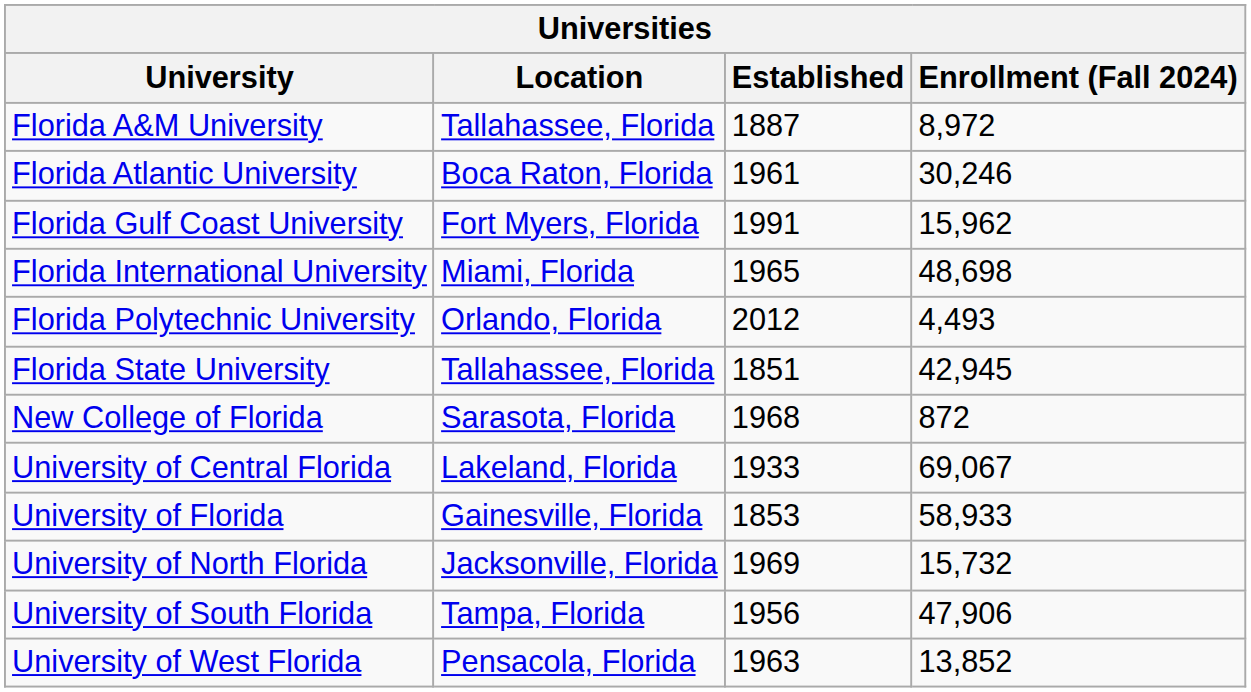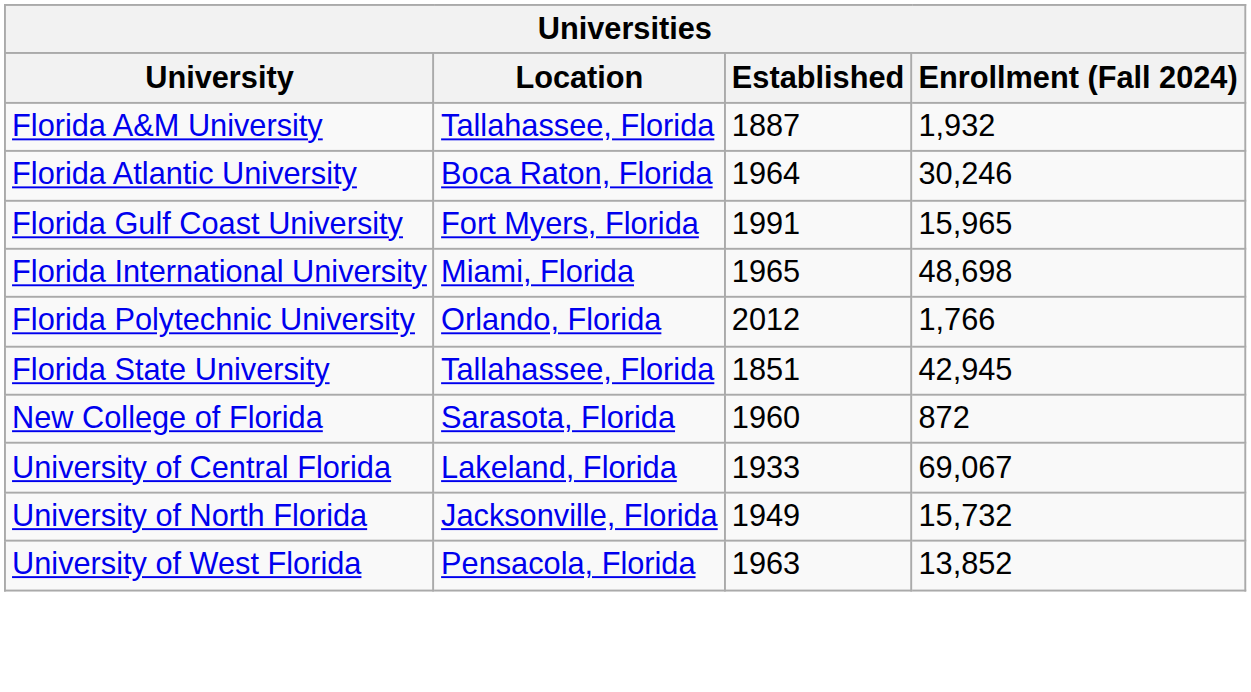(957, 126) 8,972 -> (957, 126) 1,932
(766, 175) 1961 -> (766, 175) 1964
(965, 223) 15,962 -> (965, 223) 15,965
(957, 321) 4,493 -> (957, 321) 1,766
(766, 418) 1968 -> (766, 418) 1960
- row: (148, 516)
(766, 564) 1969 -> (766, 516) 1949
- row: (192, 613)
